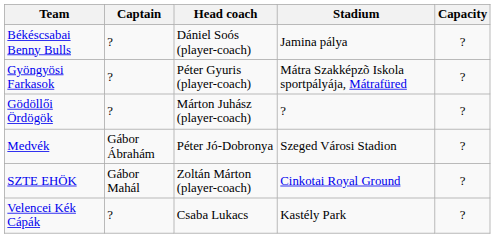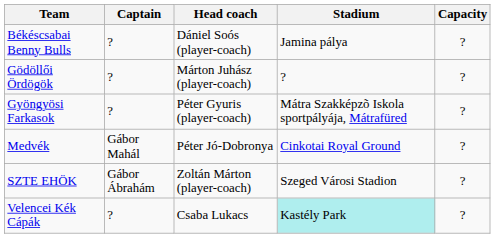rows swapped: (30, 111) <-> (35, 76)
(131, 146) Gábor Ábrahám -> (123, 146) Gábor Mahál
(338, 146) Szeged Városi Stadion -> (340, 146) Cinkotai Royal Ground
(123, 180) Gábor Mahál -> (131, 180) Gábor Ábrahám
(340, 180) Cinkotai Royal Ground -> (338, 180) Szeged Városi Stadion
(313, 215) no background -> (313, 215) paleturquoise background
